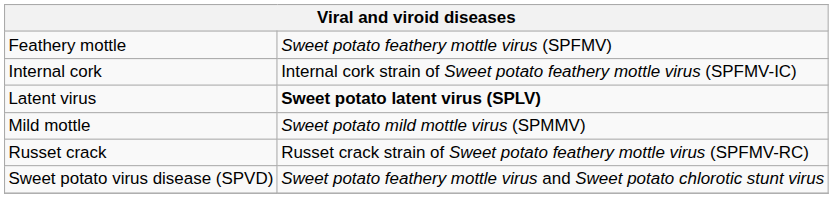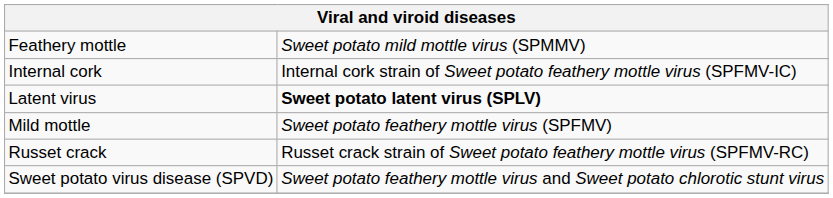(447, 44) Sweet potato feathery mottle virus (SPFMV) -> (433, 44) Sweet potato mild mottle virus (SPMMV)
(433, 125) Sweet potato mild mottle virus (SPMMV) -> (447, 125) Sweet potato feathery mottle virus (SPFMV)
